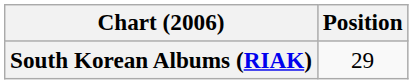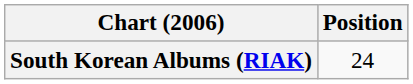(363, 59) 29 -> (363, 59) 24
